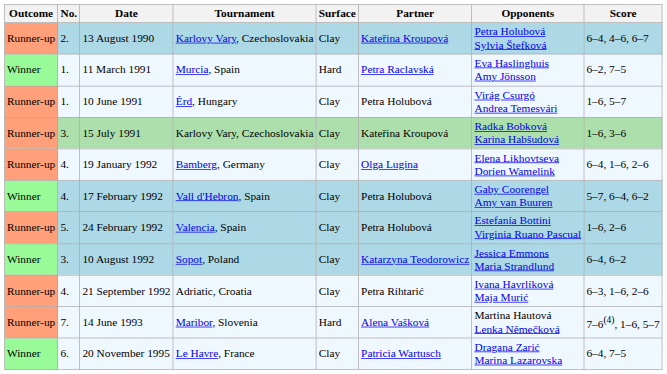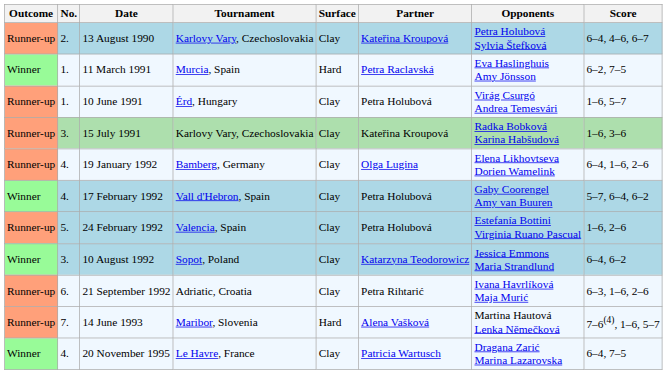(65, 290) 4. -> (65, 290) 6.
(65, 353) 6. -> (65, 353) 4.
